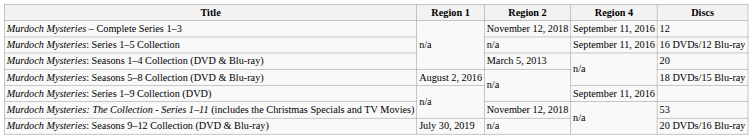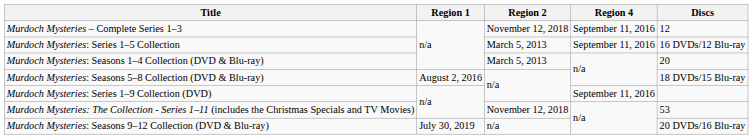(493, 45) n/a -> (517, 45) March 5, 2013
